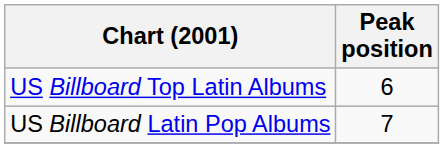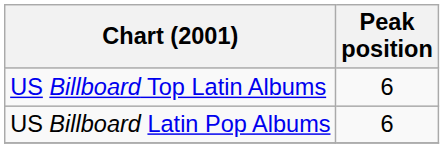(387, 124) 7 -> (387, 124) 6
